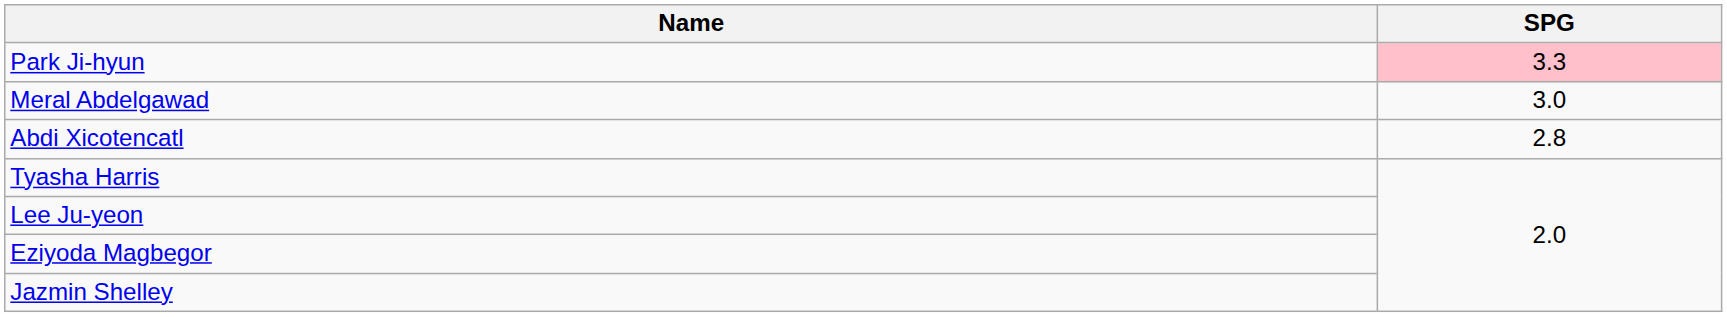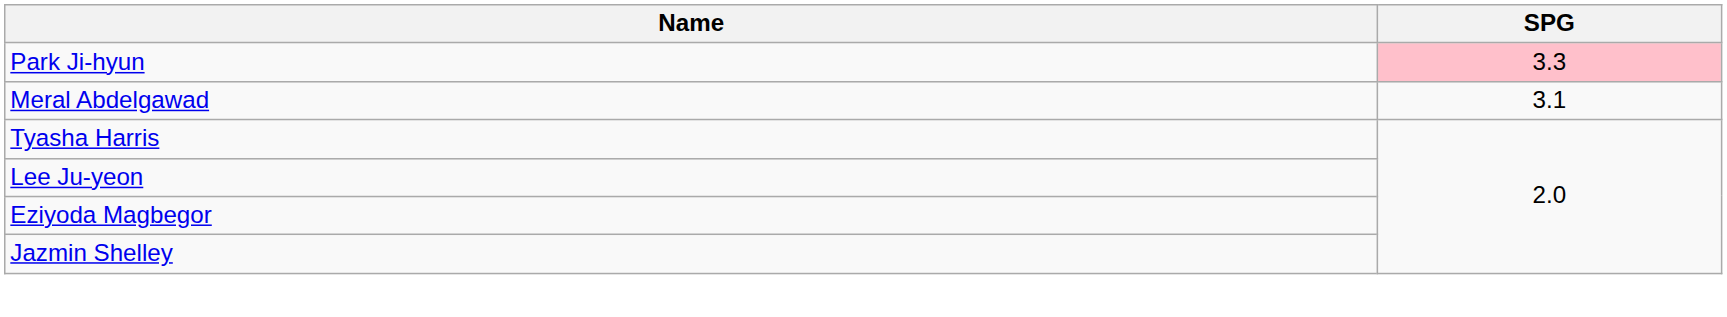(1549, 100) 3.0 -> (1549, 100) 3.1
- row: (97, 138)
